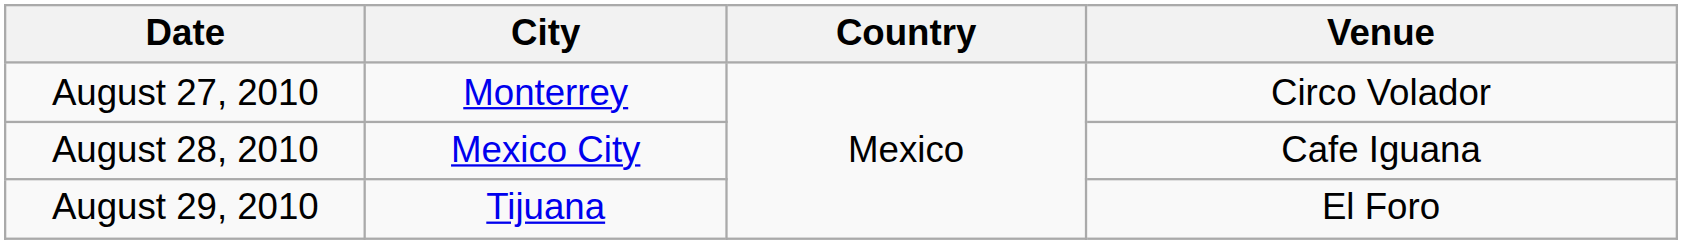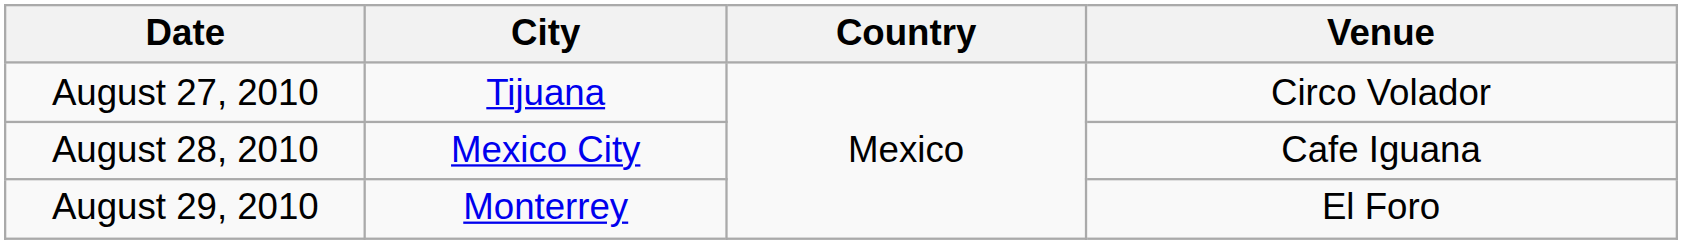(546, 91) Monterrey -> (546, 91) Tijuana
(546, 207) Tijuana -> (546, 207) Monterrey
